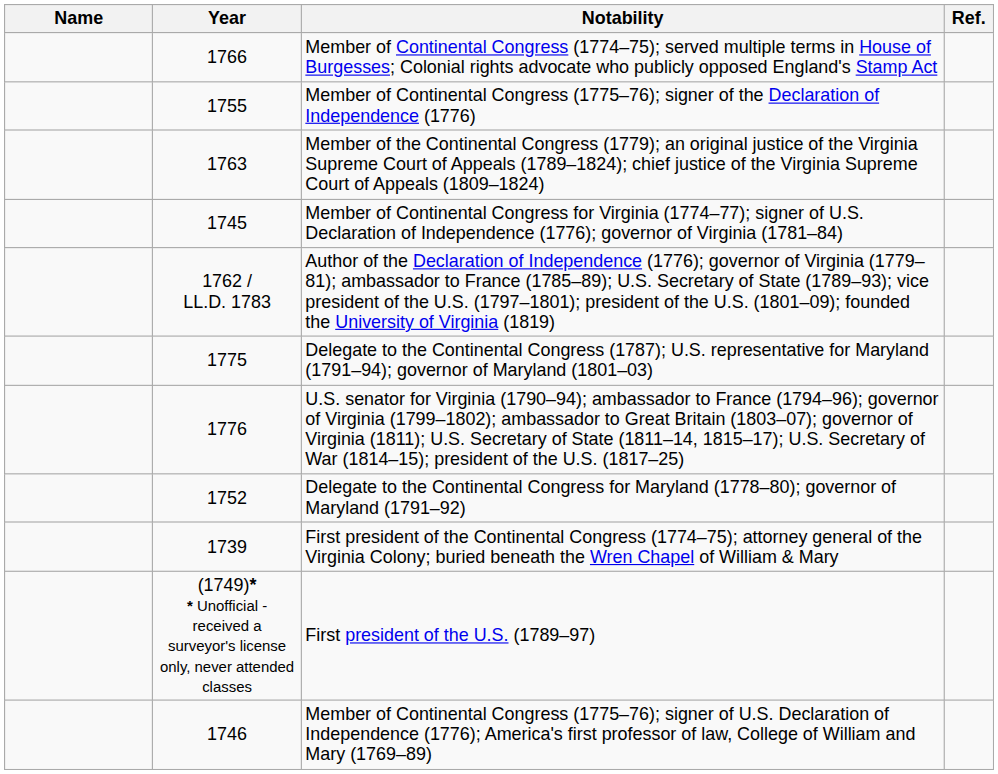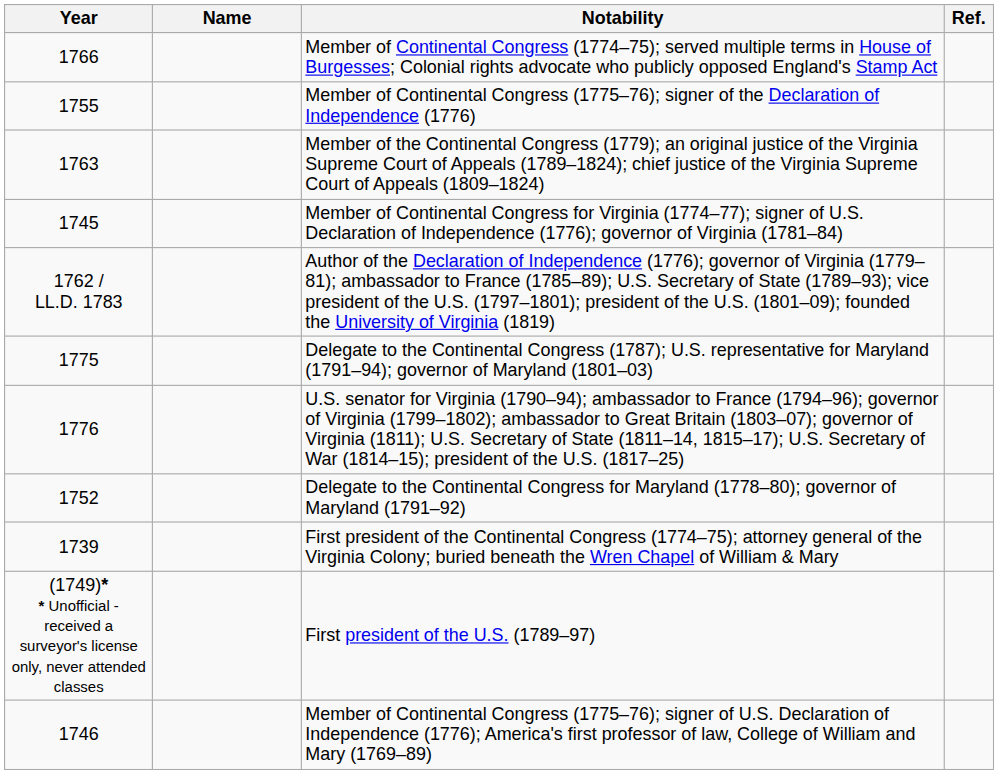columns swapped: (79, 18) <-> (227, 18)
